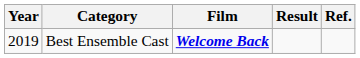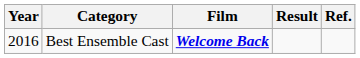(23, 41) 2019 -> (23, 41) 2016
